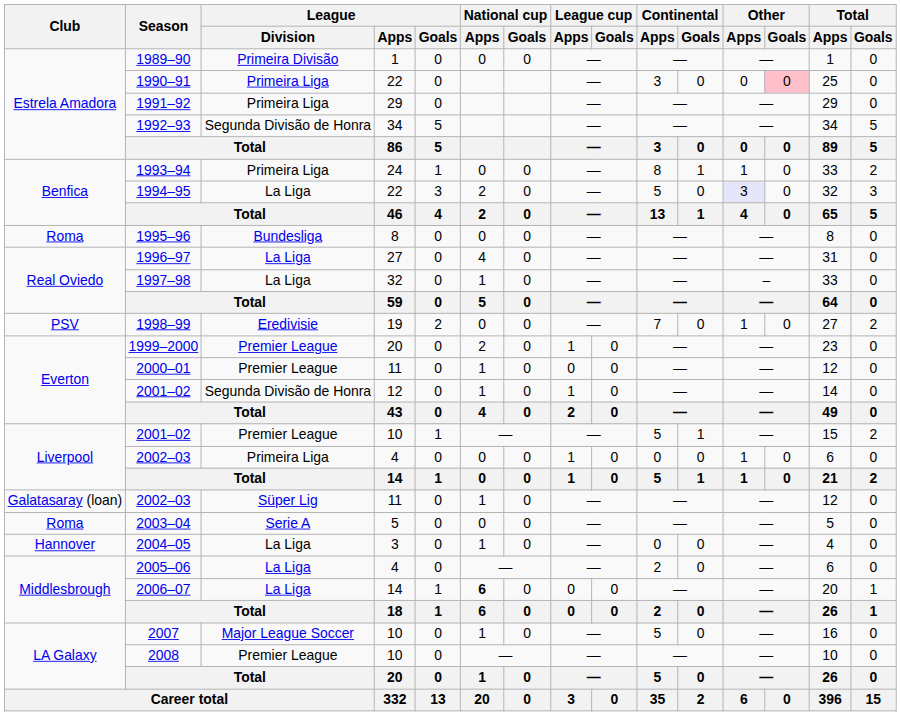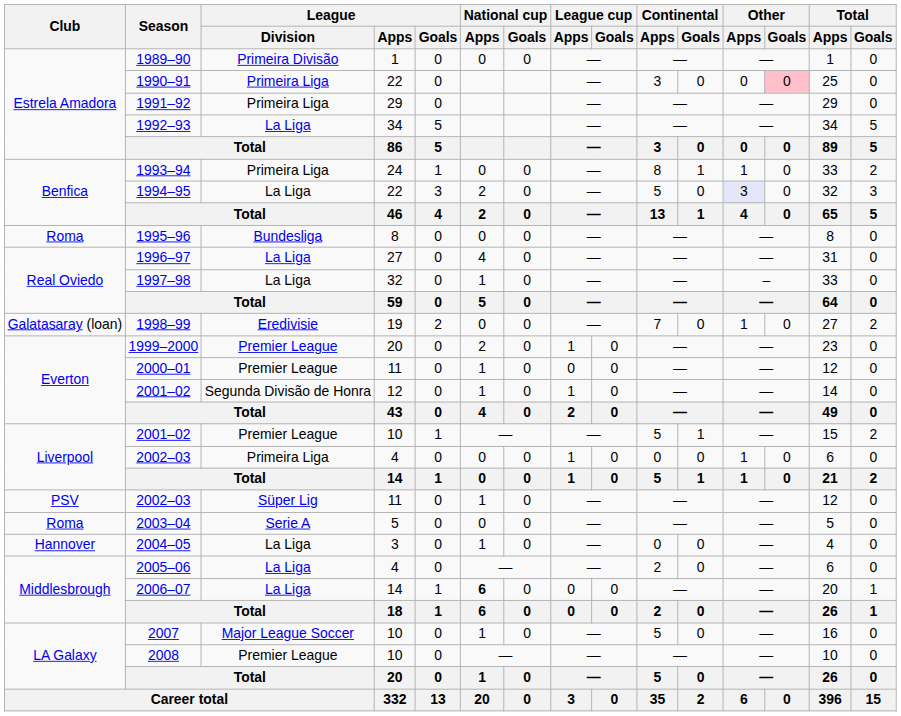(288, 125) Segunda Divisão de Honra -> (288, 125) La Liga
(65, 324) PSV -> (65, 324) Galatasaray (loan)
(65, 501) Galatasaray (loan) -> (65, 501) PSV
